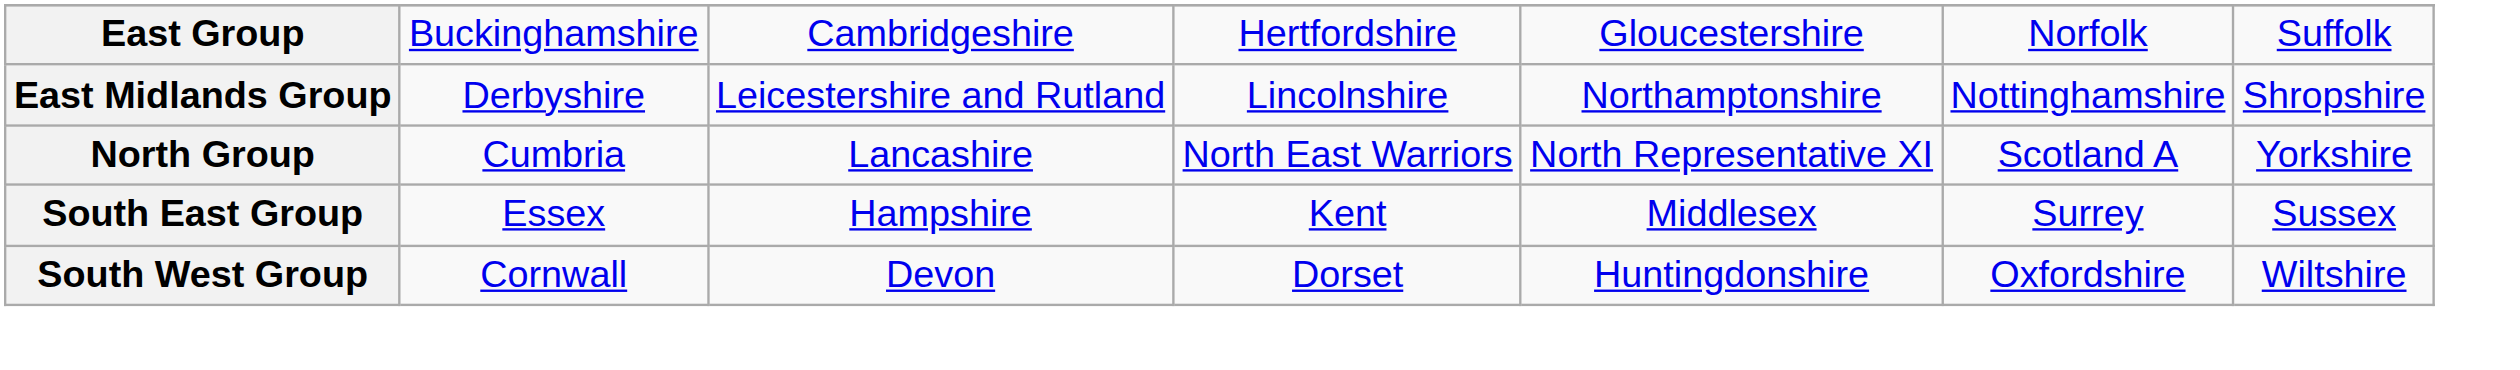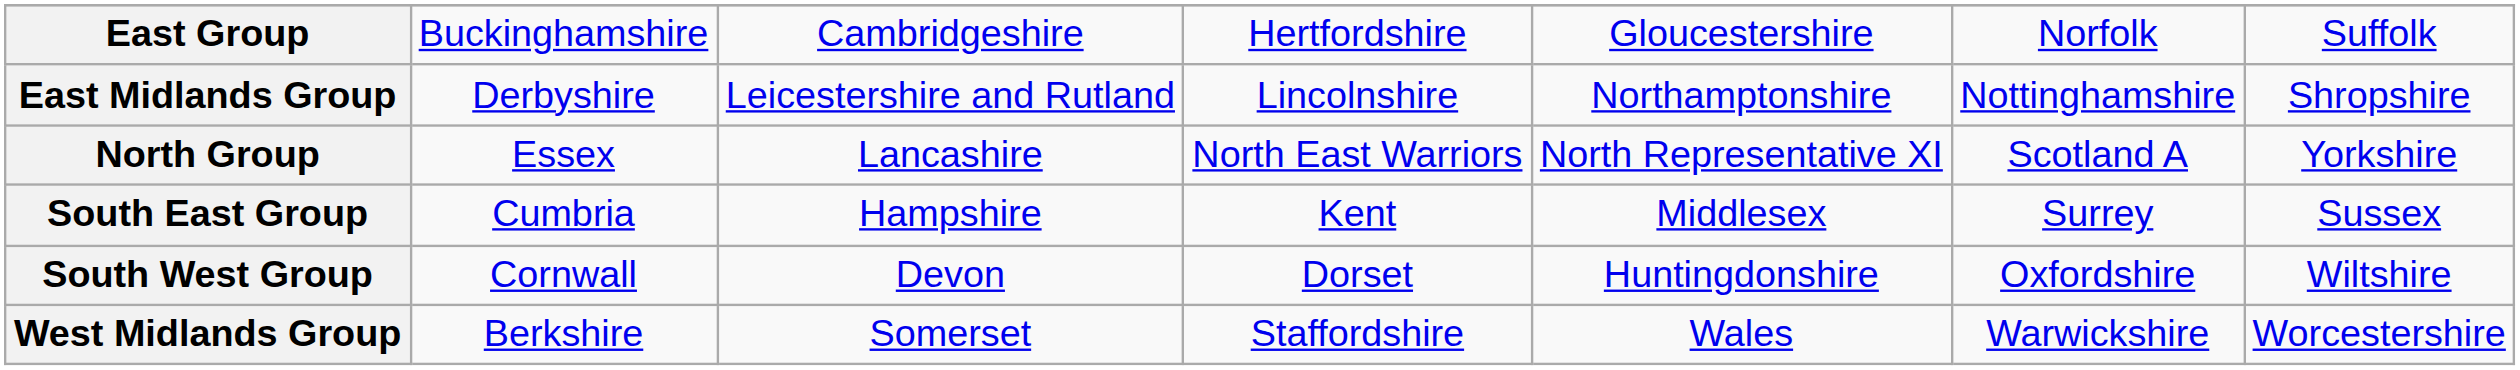(554, 154) Cumbria -> (564, 154) Essex
(554, 214) Essex -> (564, 214) Cumbria
+ row: (208, 333)
